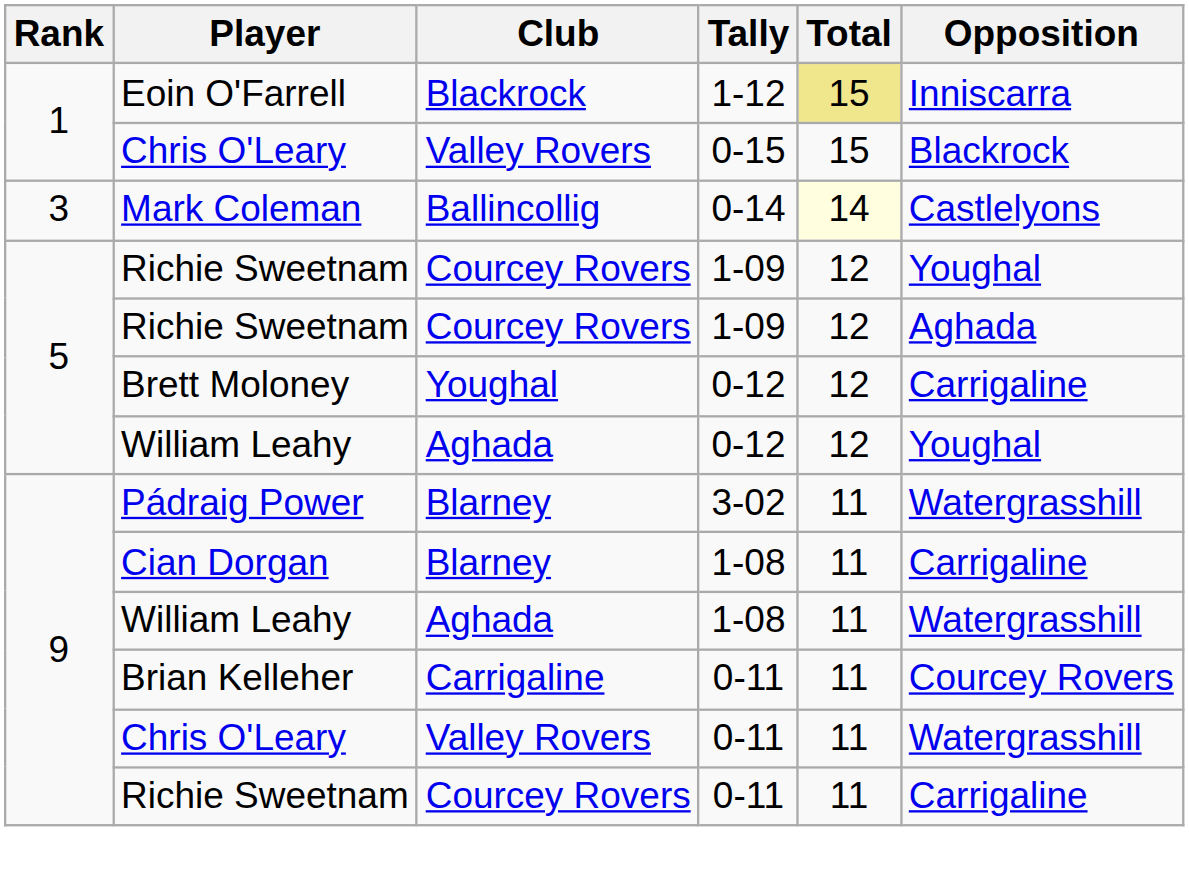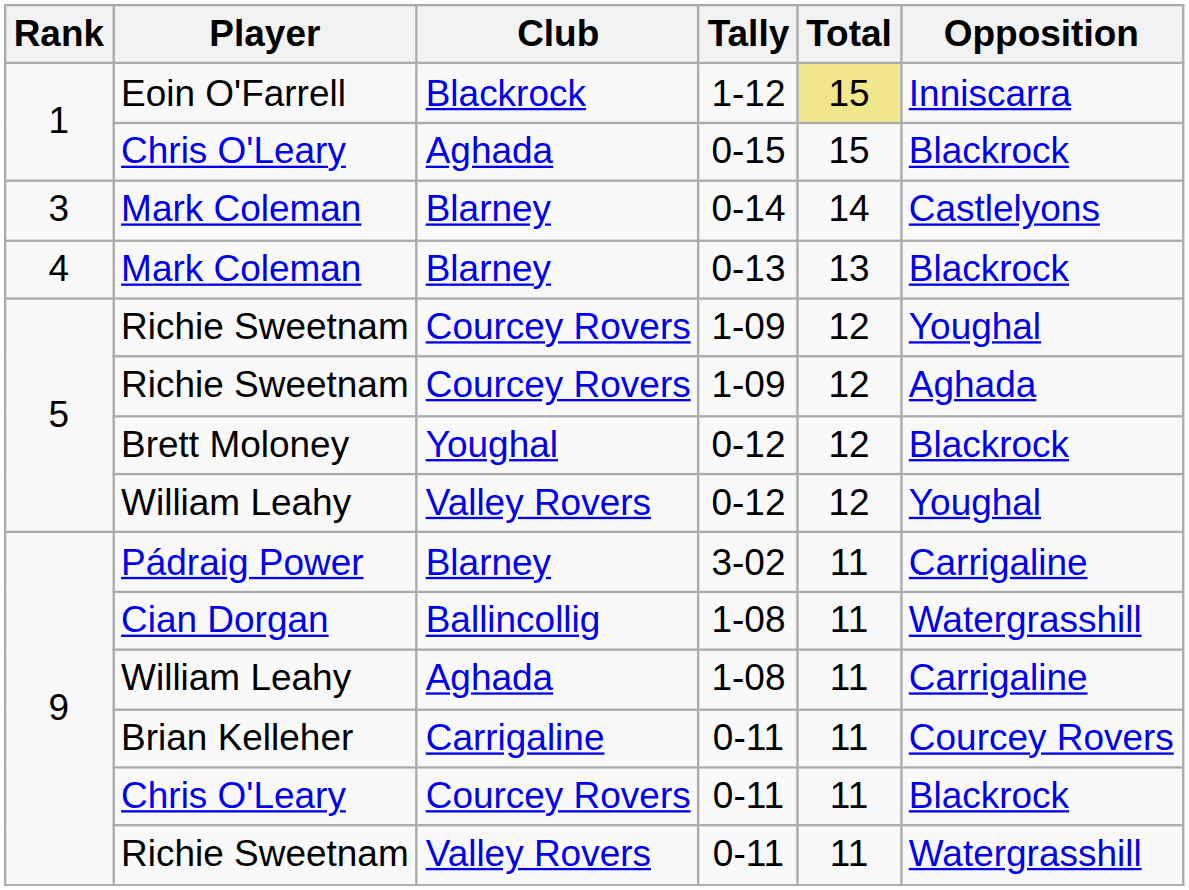(538, 151) Valley Rovers -> (489, 151) Aghada
(513, 209) Ballincollig -> (488, 209) Blarney
(849, 209) lightyellow background -> (849, 209) no background
+ row: (241, 268)
(998, 385) Carrigaline -> (989, 444) Blackrock
(489, 444) Aghada -> (538, 502) Valley Rovers
(1025, 502) Watergrasshill -> (998, 561) Carrigaline
(488, 561) Blarney -> (513, 619) Ballincollig
(998, 561) Carrigaline -> (1025, 619) Watergrasshill
(1025, 619) Watergrasshill -> (998, 678) Carrigaline
(538, 737) Valley Rovers -> (558, 795) Courcey Rovers
(1025, 737) Watergrasshill -> (989, 795) Blackrock
(558, 795) Courcey Rovers -> (538, 854) Valley Rovers
(998, 795) Carrigaline -> (1025, 854) Watergrasshill
